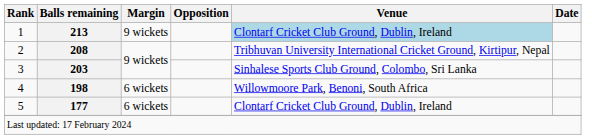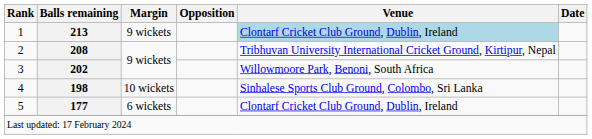(79, 69) 203 -> (79, 69) 202
(355, 69) Sinhalese Sports Club Ground, Colombo, Sri Lanka -> (337, 69) Willowmoore Park, Benoni, South Africa
(146, 87) 6 wickets -> (149, 87) 10 wickets
(331, 87) Willowmoore Park, Benoni, South Africa -> (361, 87) Sinhalese Sports Club Ground, Colombo, Sri Lanka
